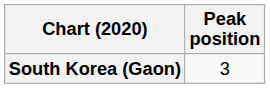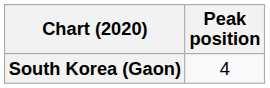(225, 68) 3 -> (225, 68) 4
